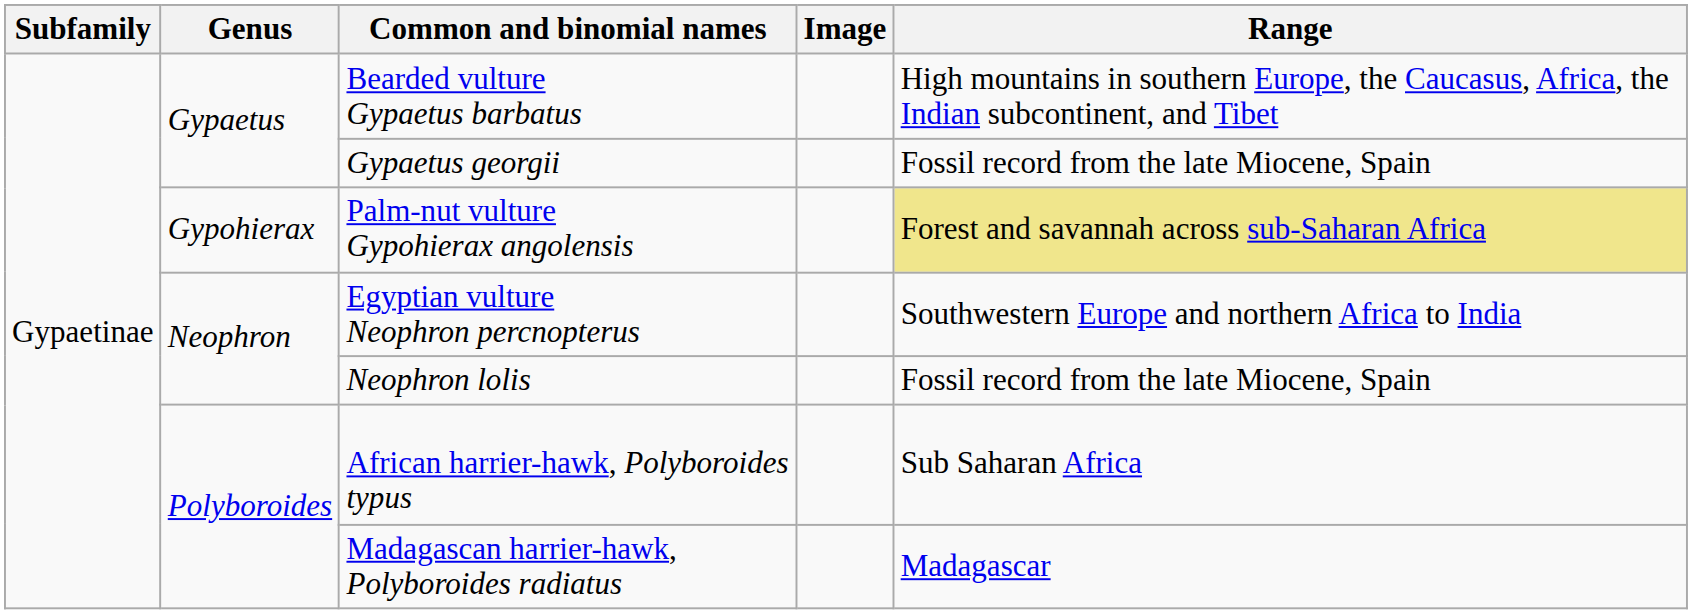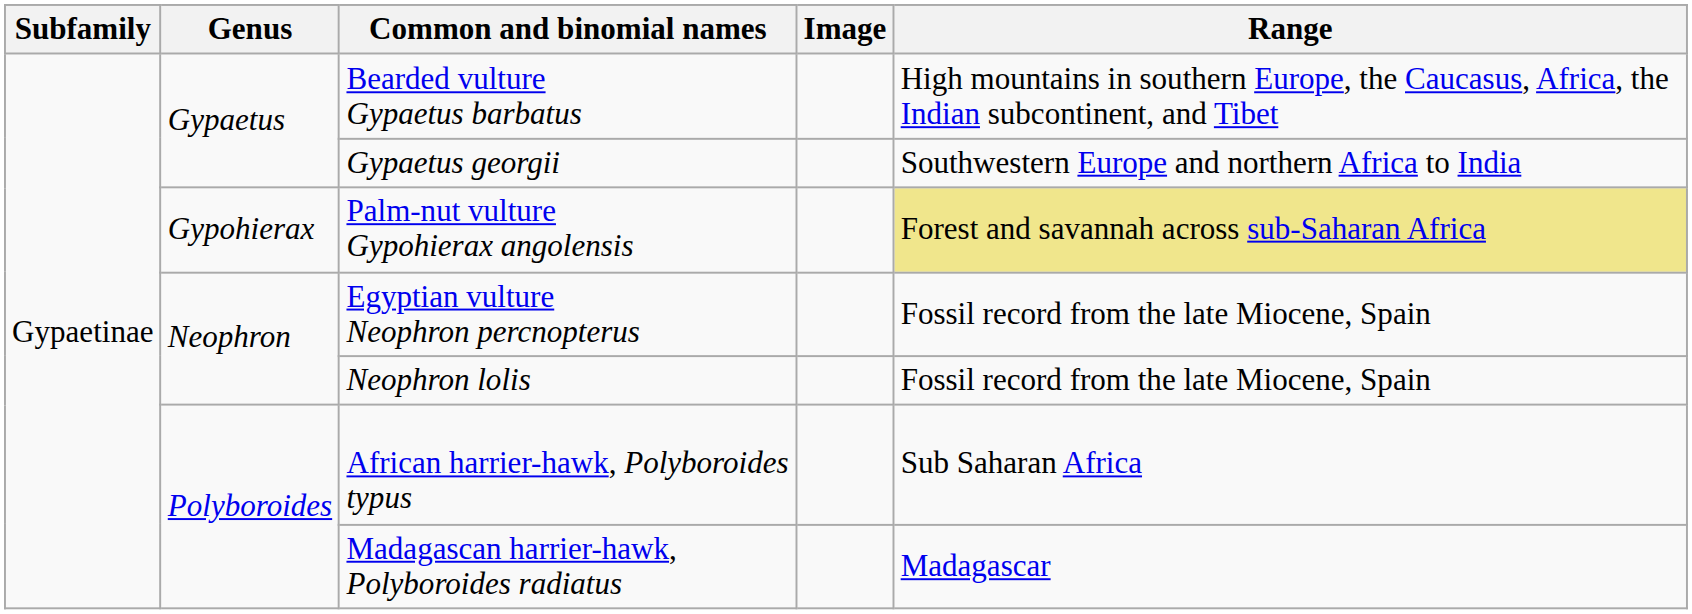(1166, 162) Fossil record from the late Miocene, Spain -> (1211, 162) Southwestern Europe and northern Africa to India
(1211, 313) Southwestern Europe and northern Africa to India -> (1166, 313) Fossil record from the late Miocene, Spain
